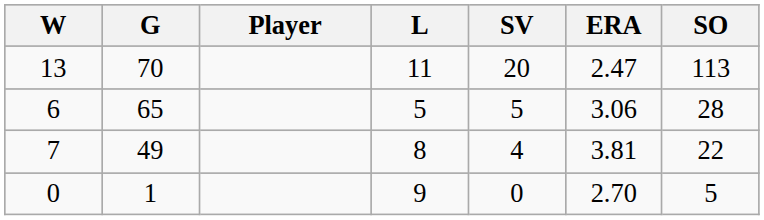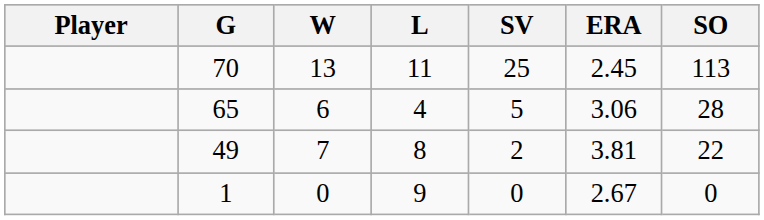columns swapped: (285, 25) <-> (53, 25)
(517, 67) 20 -> (517, 67) 25
(614, 67) 2.47 -> (614, 67) 2.45
(420, 109) 5 -> (420, 109) 4
(517, 151) 4 -> (517, 151) 2
(614, 192) 2.70 -> (614, 192) 2.67
(711, 192) 5 -> (711, 192) 0
